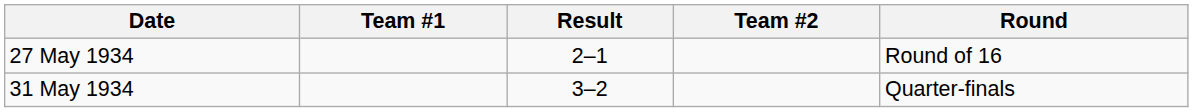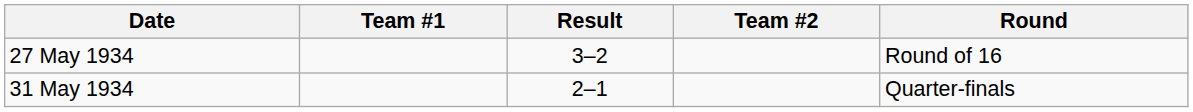(590, 55) 2–1 -> (590, 55) 3–2
(590, 89) 3–2 -> (590, 89) 2–1
